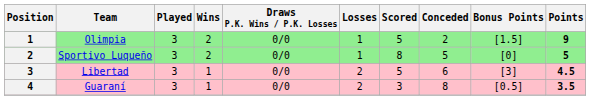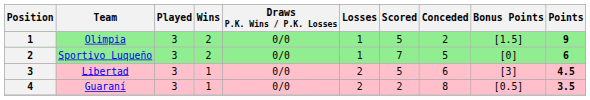(399, 55) 8 -> (399, 55) 7
(566, 55) 5 -> (566, 55) 6
(399, 87) 3 -> (399, 87) 2
